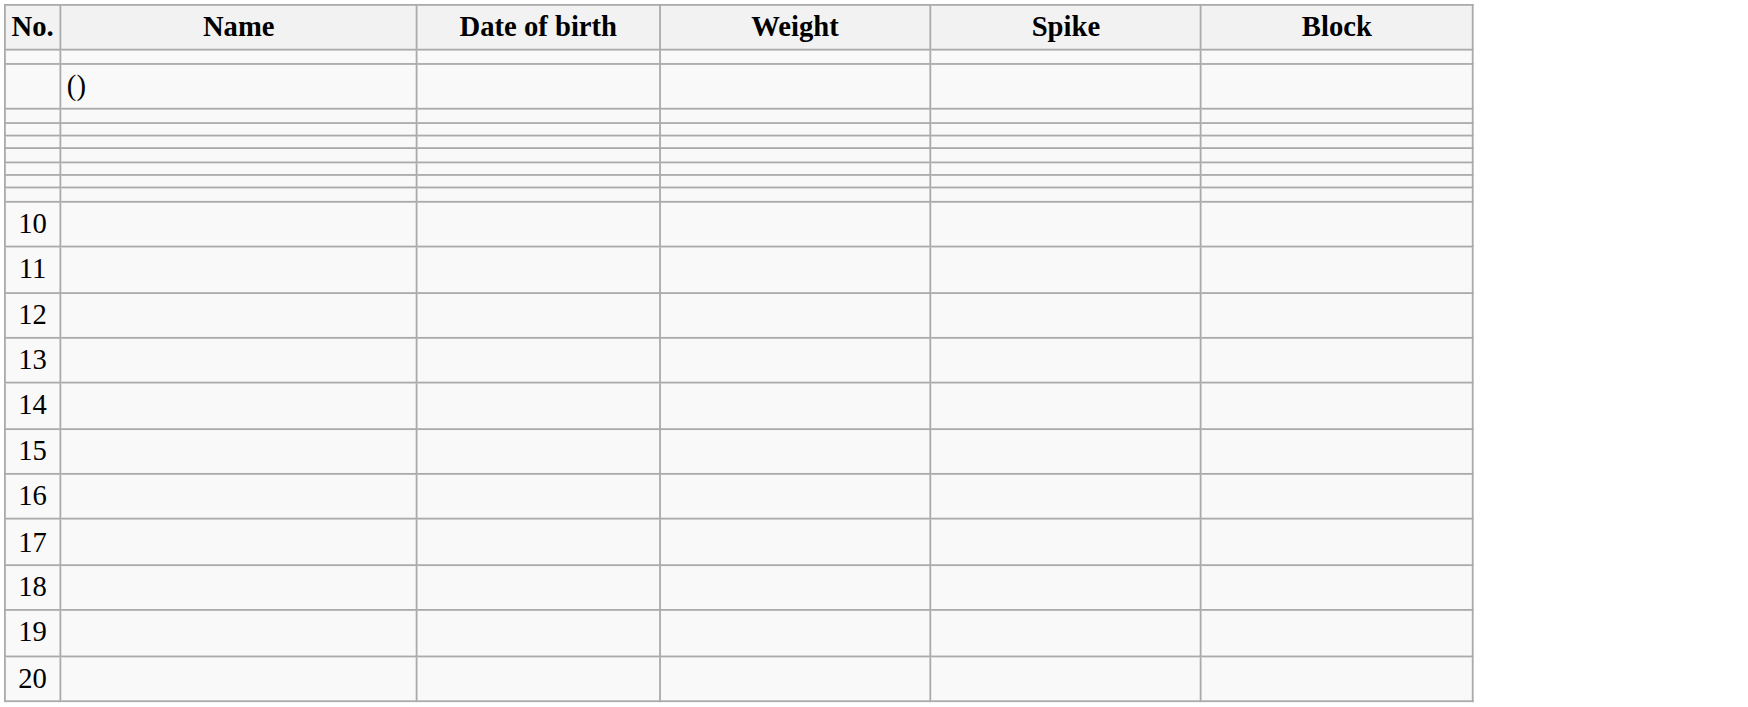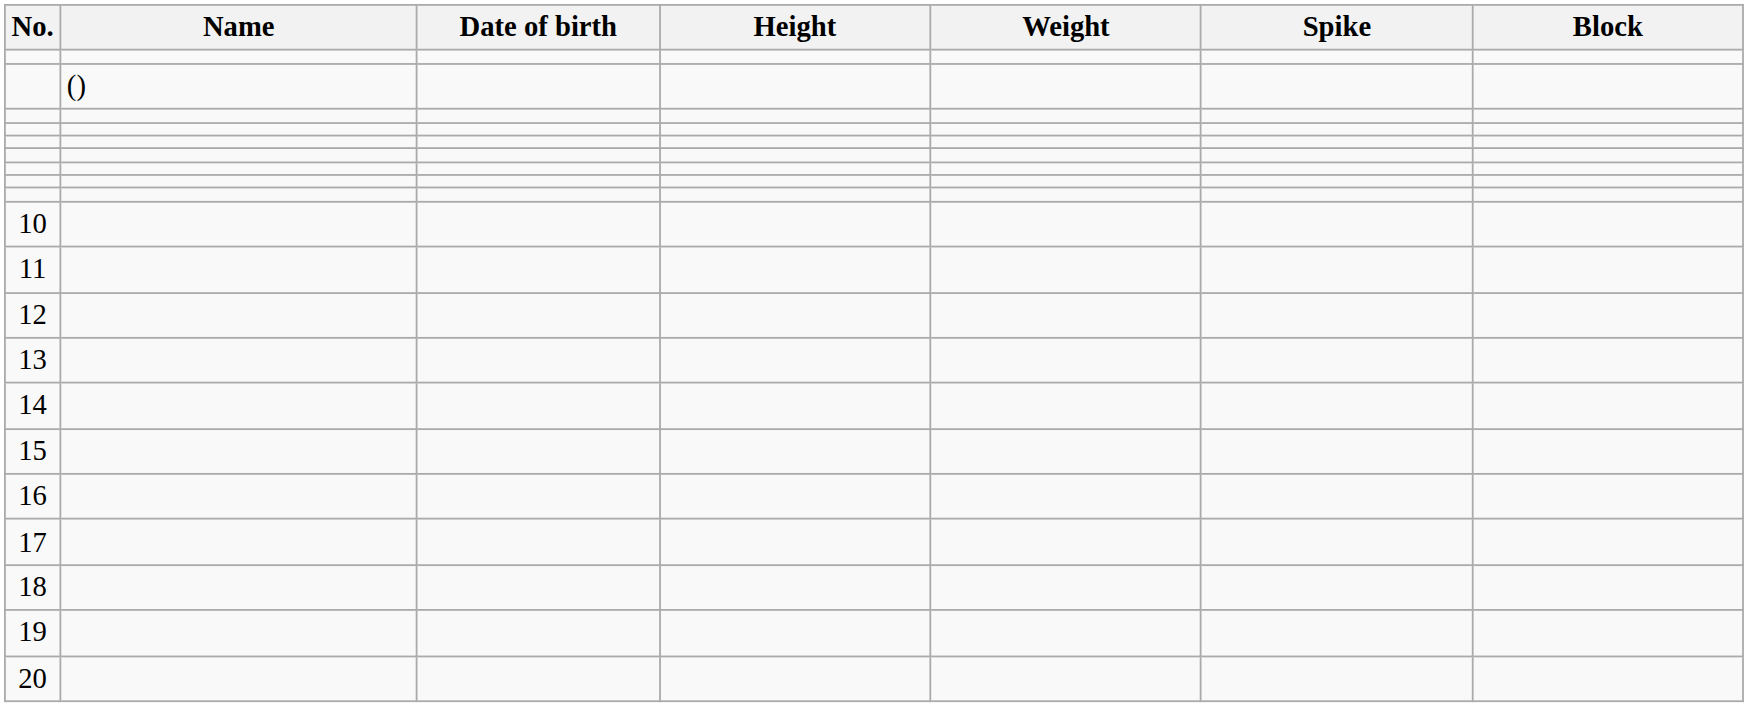+ column: (795, 27)
